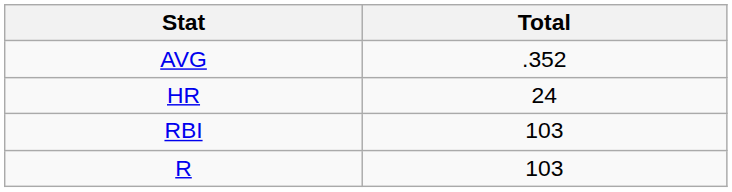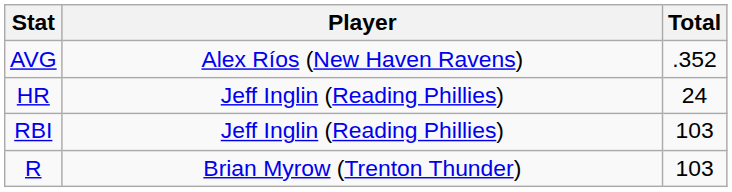+ column: (362, 22)
